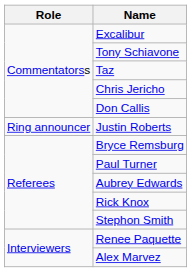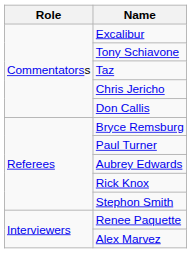- row: (134, 127)
